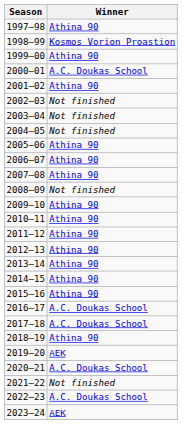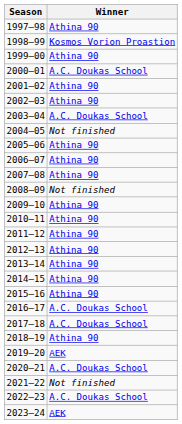(82, 101) Not finished -> (74, 101) Athina 90
(82, 116) Not finished -> (99, 116) A.C. Doukas School
